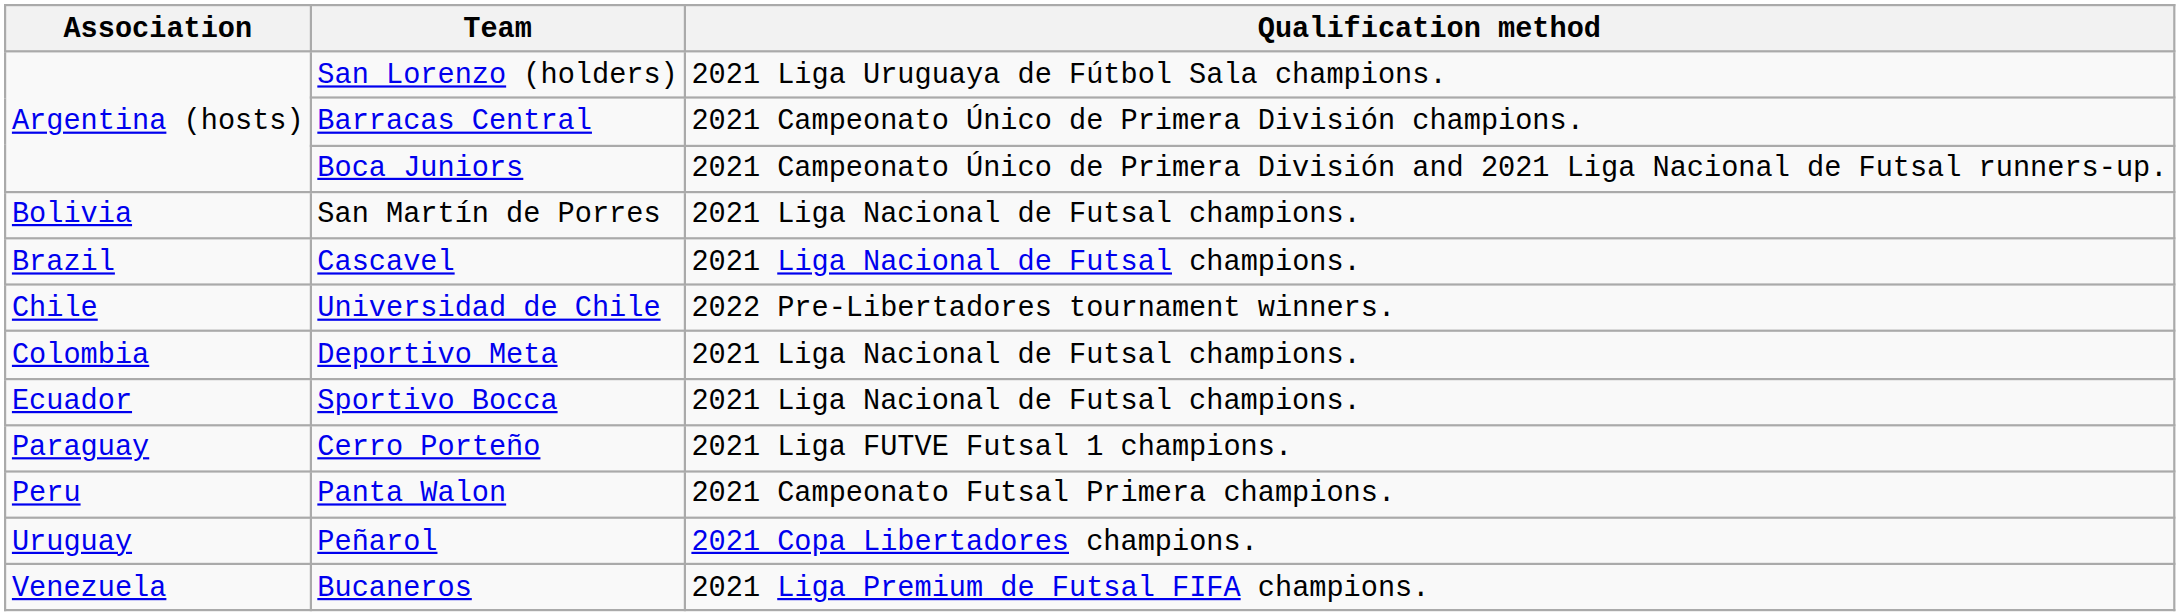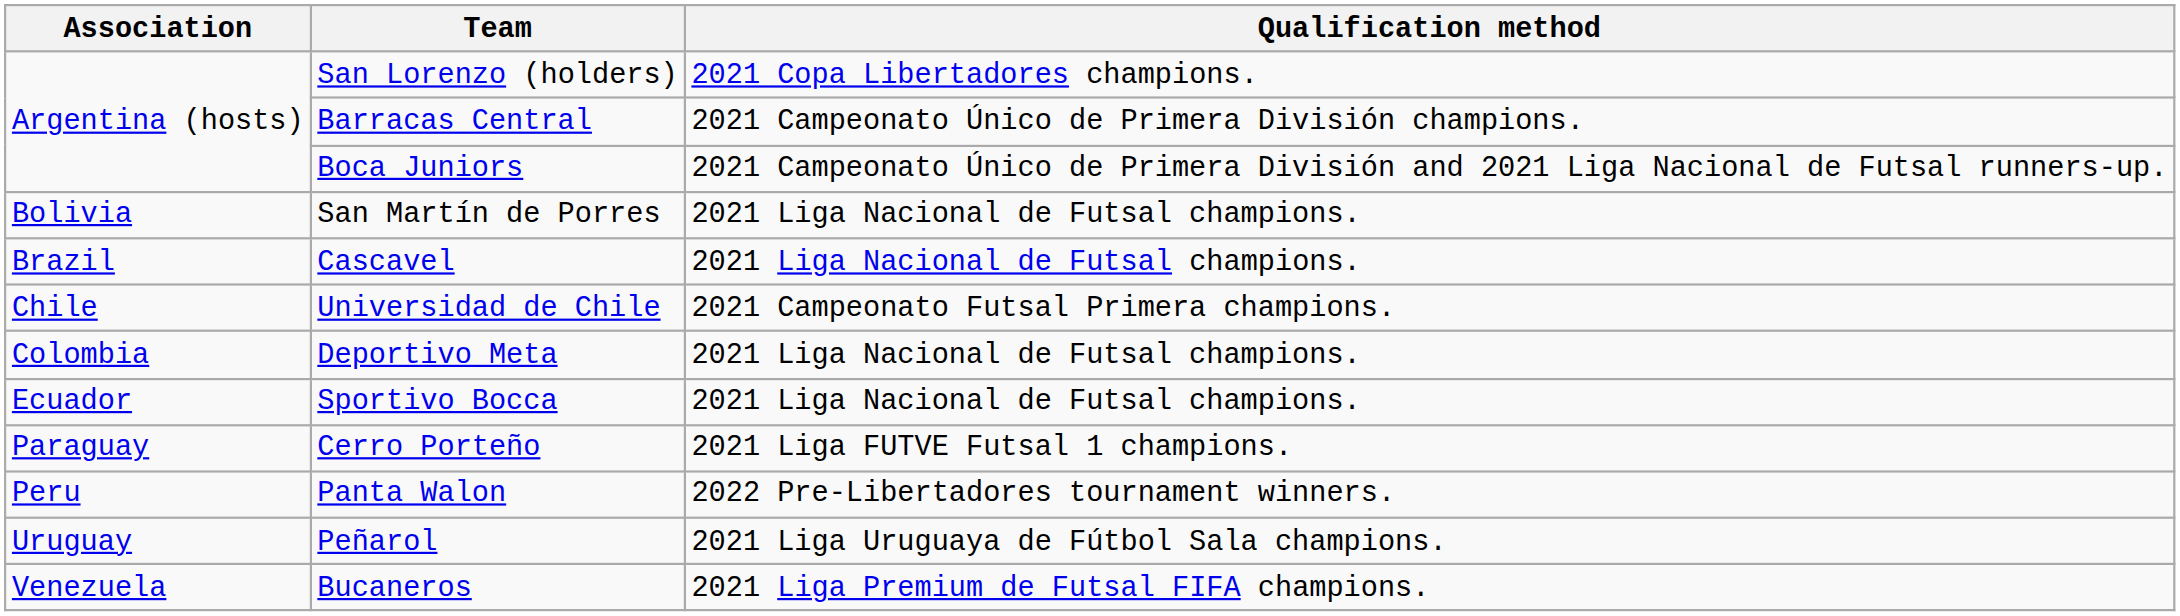(1069, 75) 2021 Liga Uruguaya de Fútbol Sala champions. -> (975, 75) 2021 Copa Libertadores champions.
(1043, 308) 2022 Pre-Libertadores tournament winners. -> (1043, 308) 2021 Campeonato Futsal Primera champions.
(1043, 495) 2021 Campeonato Futsal Primera champions. -> (1043, 495) 2022 Pre-Libertadores tournament winners.
(975, 541) 2021 Copa Libertadores champions. -> (1069, 541) 2021 Liga Uruguaya de Fútbol Sala champions.
